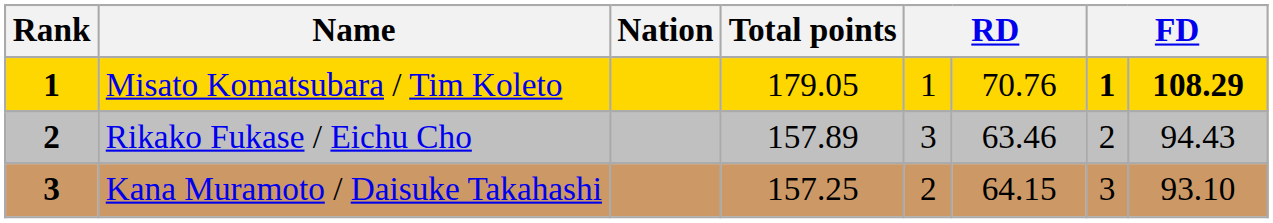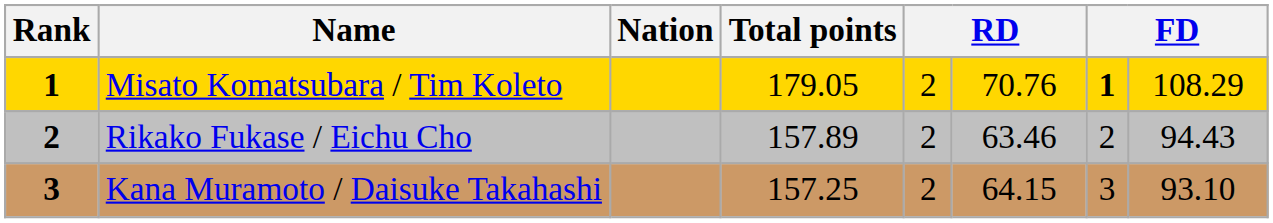(928, 83) 1 -> (928, 83) 2
(1198, 83) bold -> (1198, 83) normal
(928, 136) 3 -> (928, 136) 2
